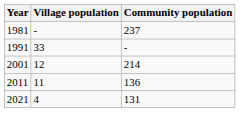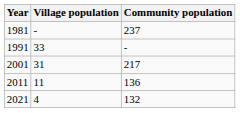(39, 64) 12 -> (39, 64) 31
(132, 64) 214 -> (132, 64) 217
(132, 99) 131 -> (132, 99) 132
